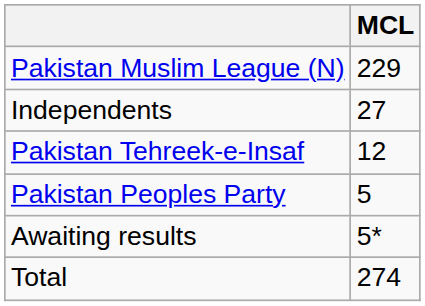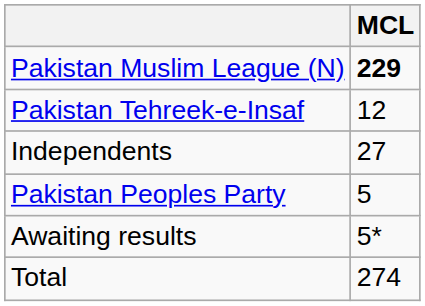(379, 67) normal -> (379, 67) bold
rows swapped: (91, 109) <-> (158, 151)
